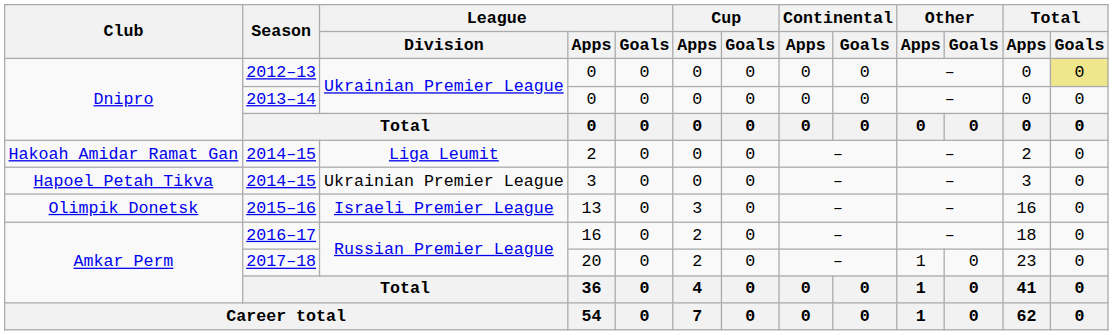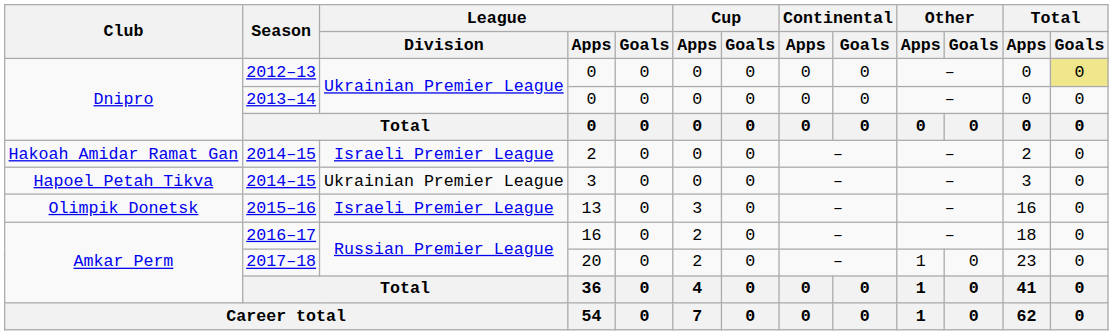(444, 154) Liga Leumit -> (444, 154) Israeli Premier League
